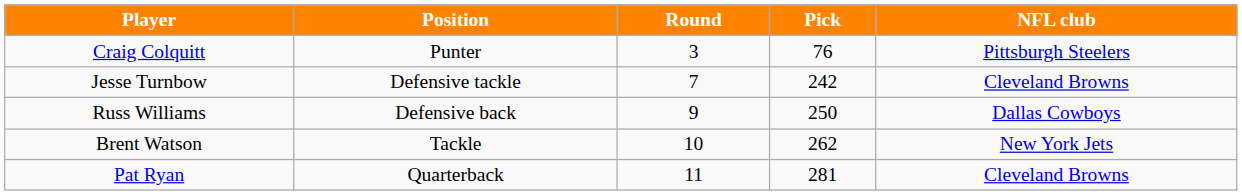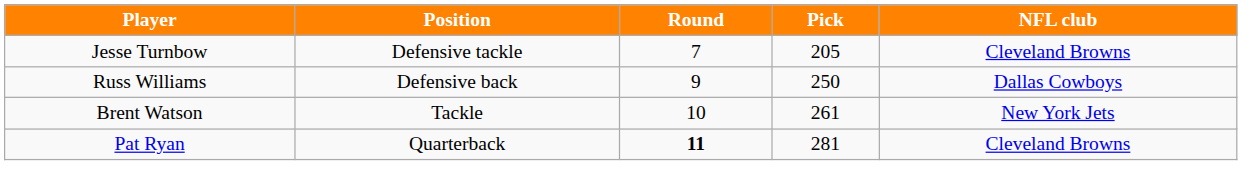- row: (149, 50)
(823, 81) 242 -> (825, 50) 205
(823, 143) 262 -> (825, 112) 261
(694, 174) normal -> (696, 143) bold
